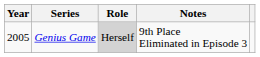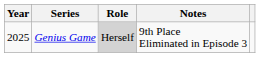(18, 37) 2005 -> (18, 37) 2025
